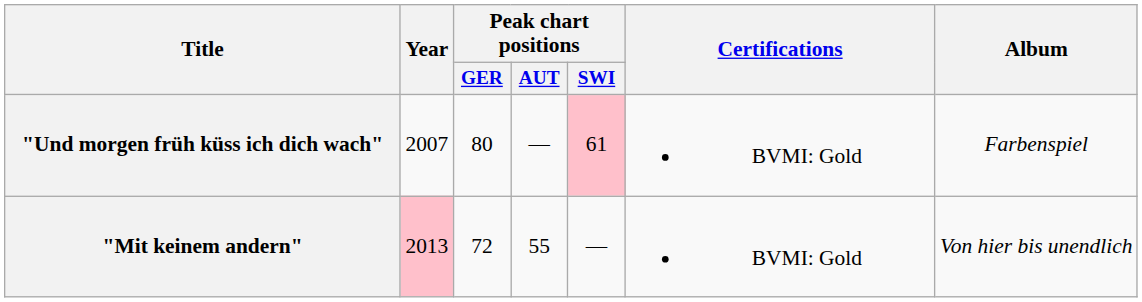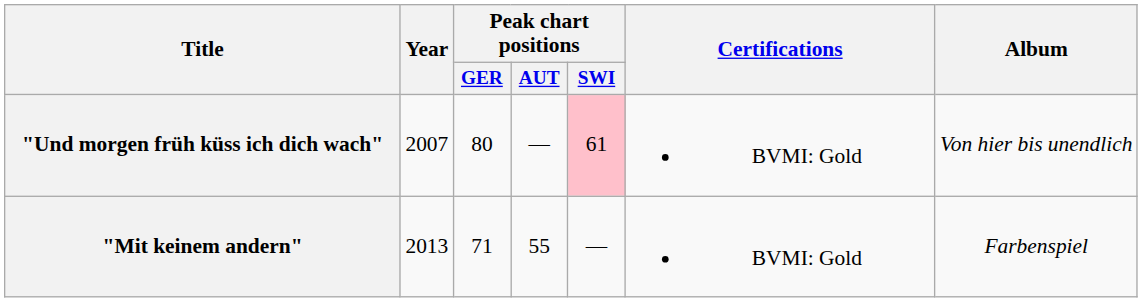(1036, 144) Farbenspiel -> (1036, 144) Von hier bis unendlich
(427, 245) pink background -> (427, 245) no background
(482, 245) 72 -> (482, 245) 71
(1036, 245) Von hier bis unendlich -> (1036, 245) Farbenspiel
